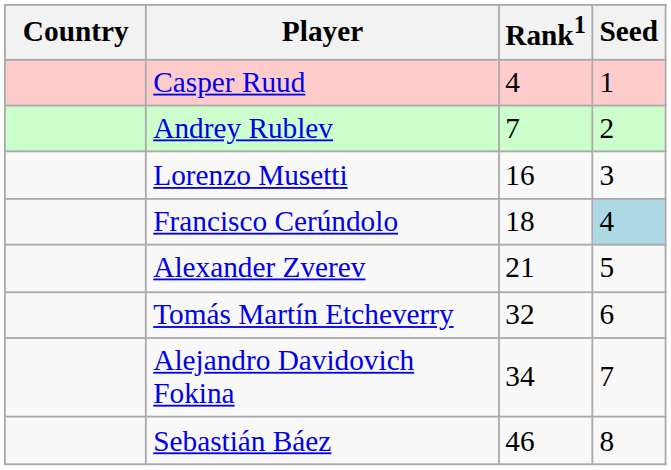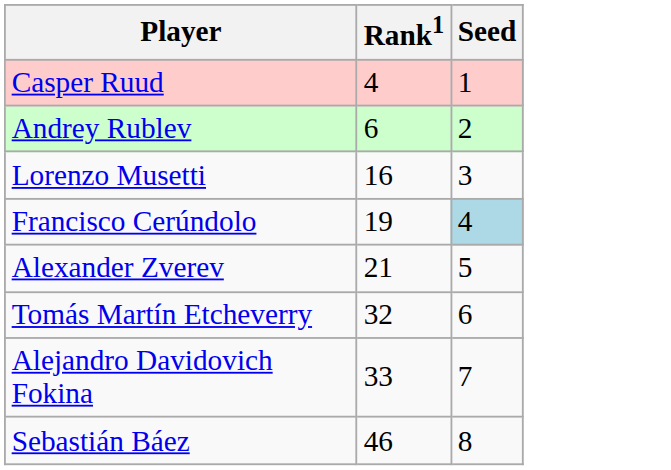- column: (76, 31)
(513, 128) 7 -> (371, 128) 6
(520, 221) 18 -> (378, 221) 19
(520, 377) 34 -> (378, 377) 33
